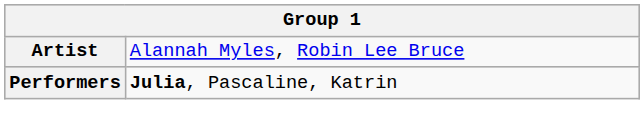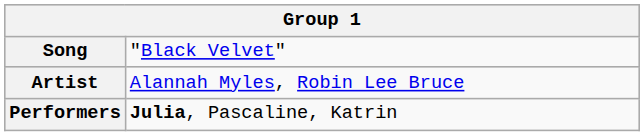+ row: (65, 51)
